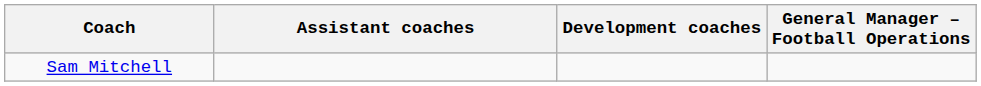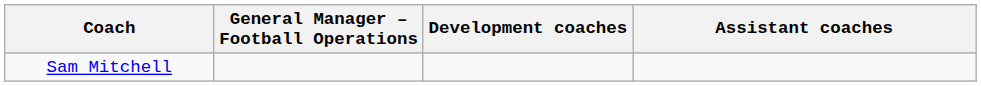columns swapped: (386, 29) <-> (871, 29)
